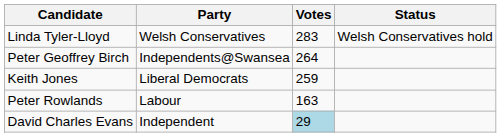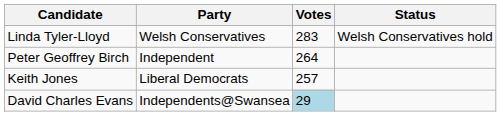(214, 57) Independents@Swansea -> (177, 57) Independent
(307, 79) 259 -> (307, 79) 257
- row: (55, 100)
(177, 121) Independent -> (214, 100) Independents@Swansea
